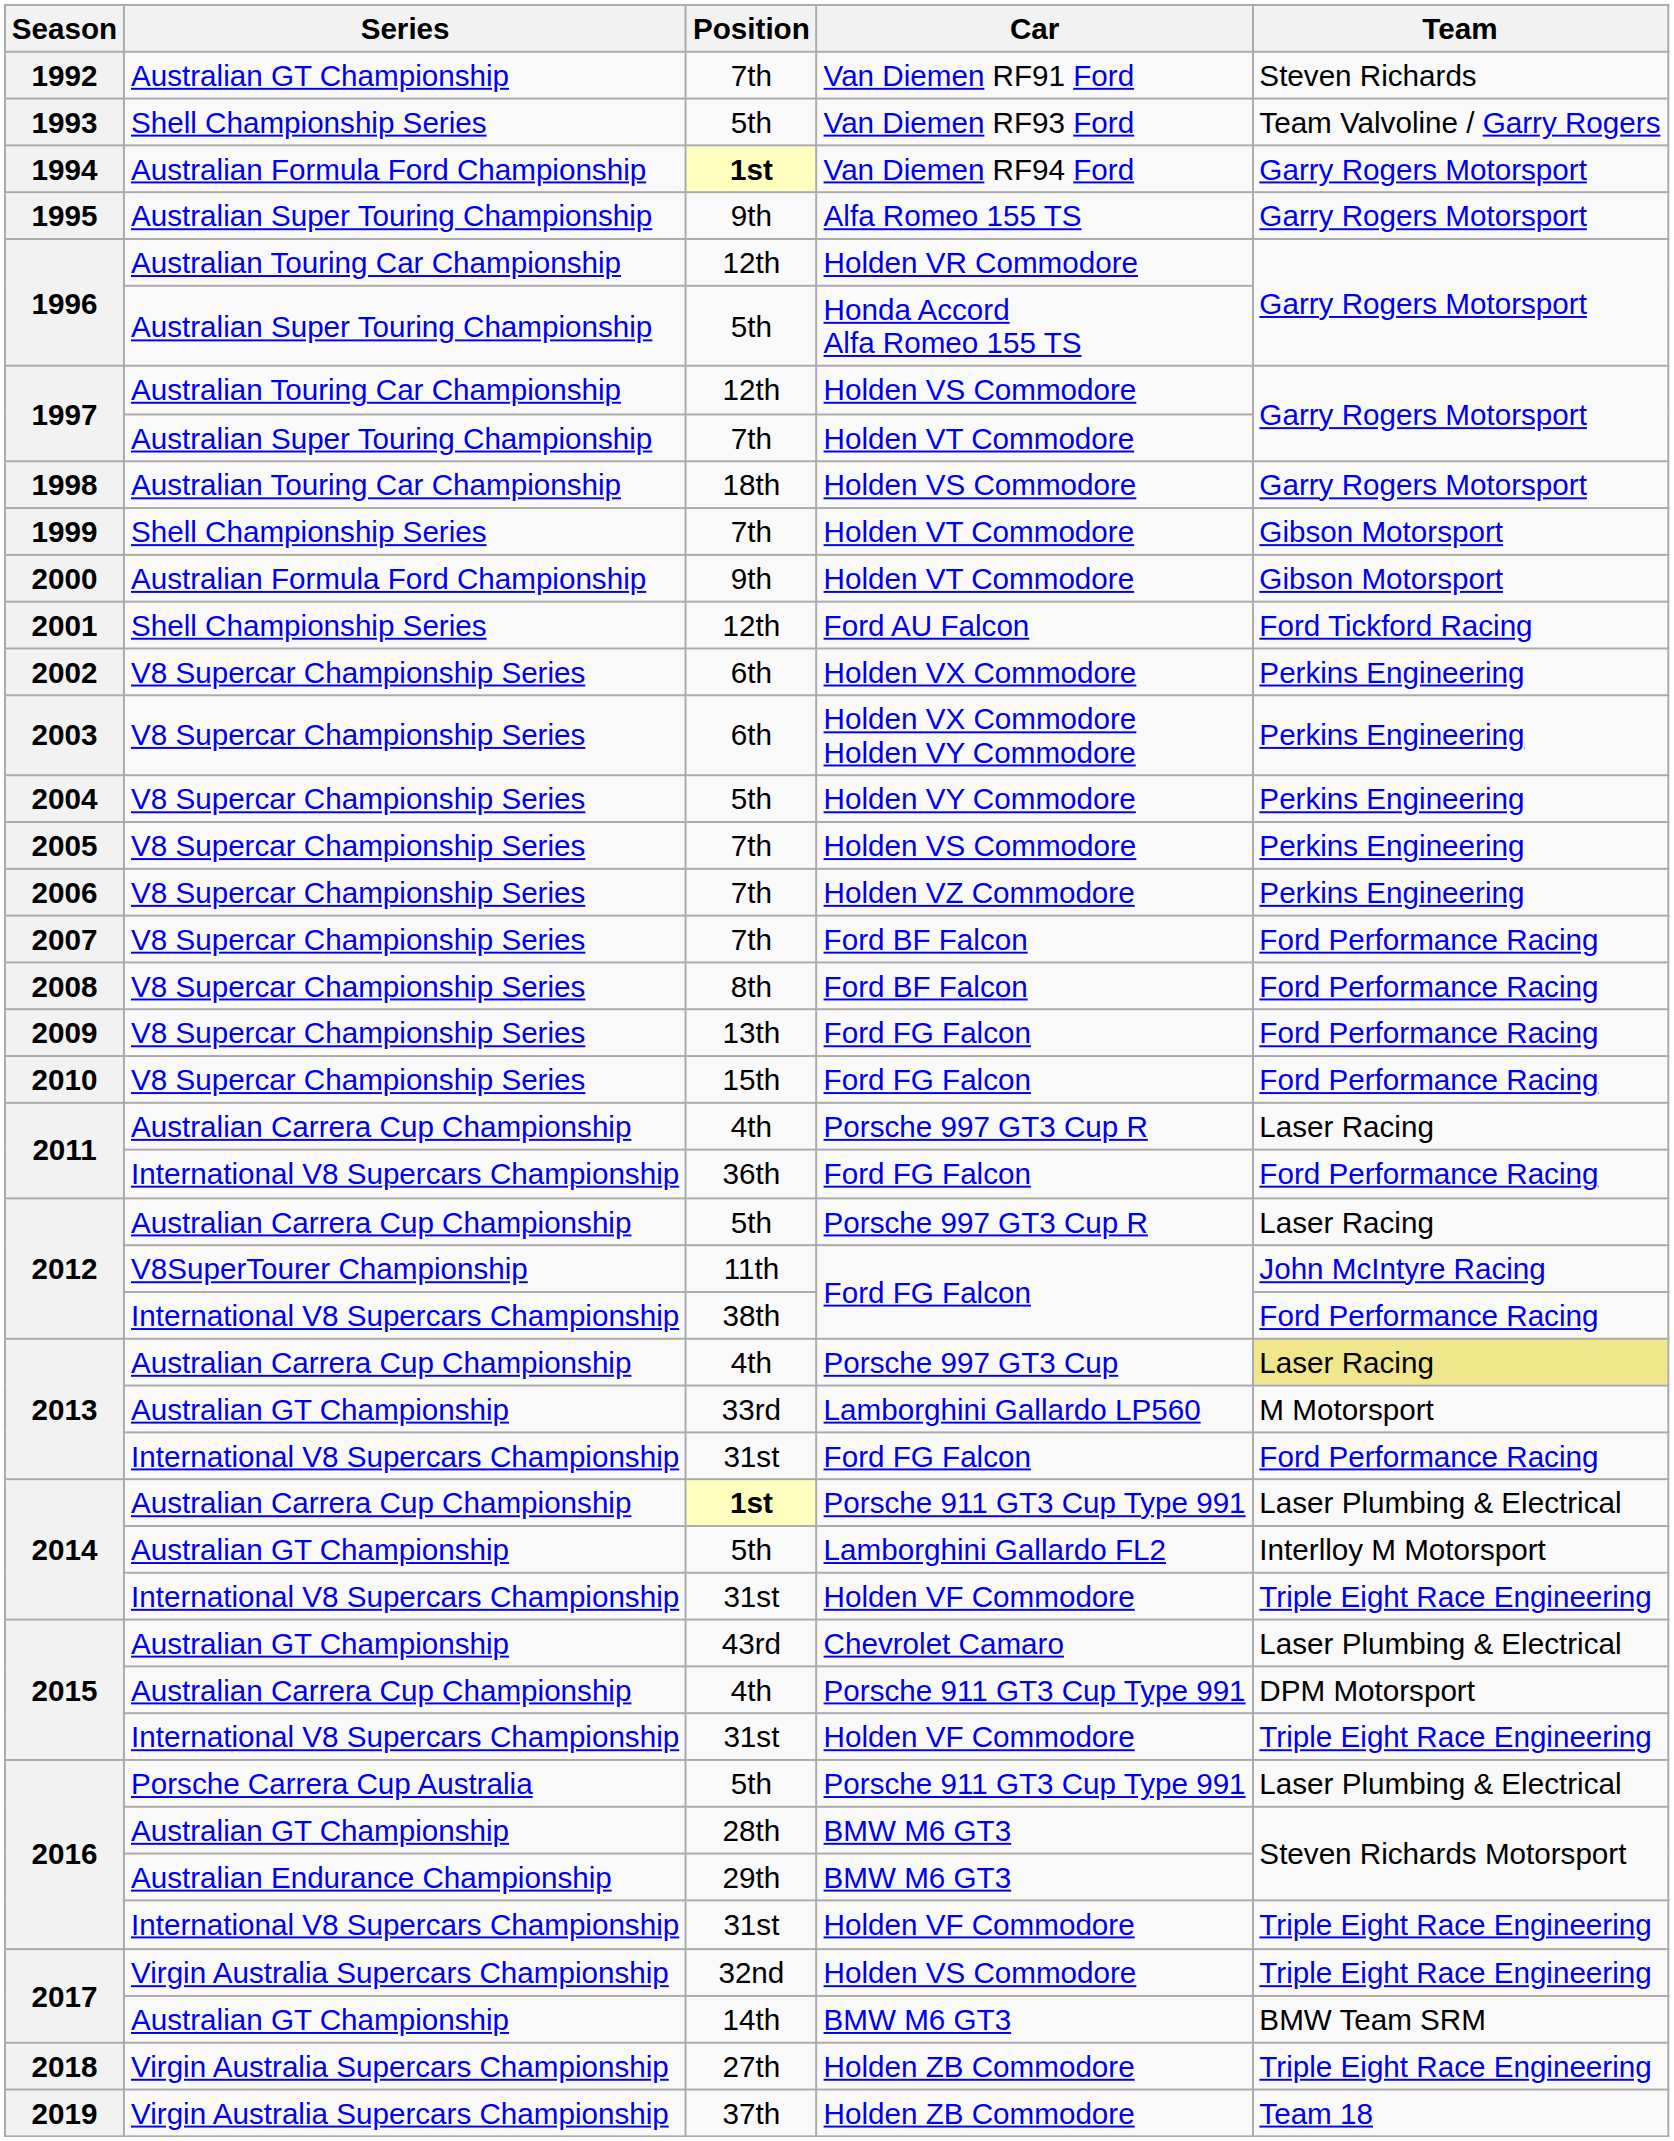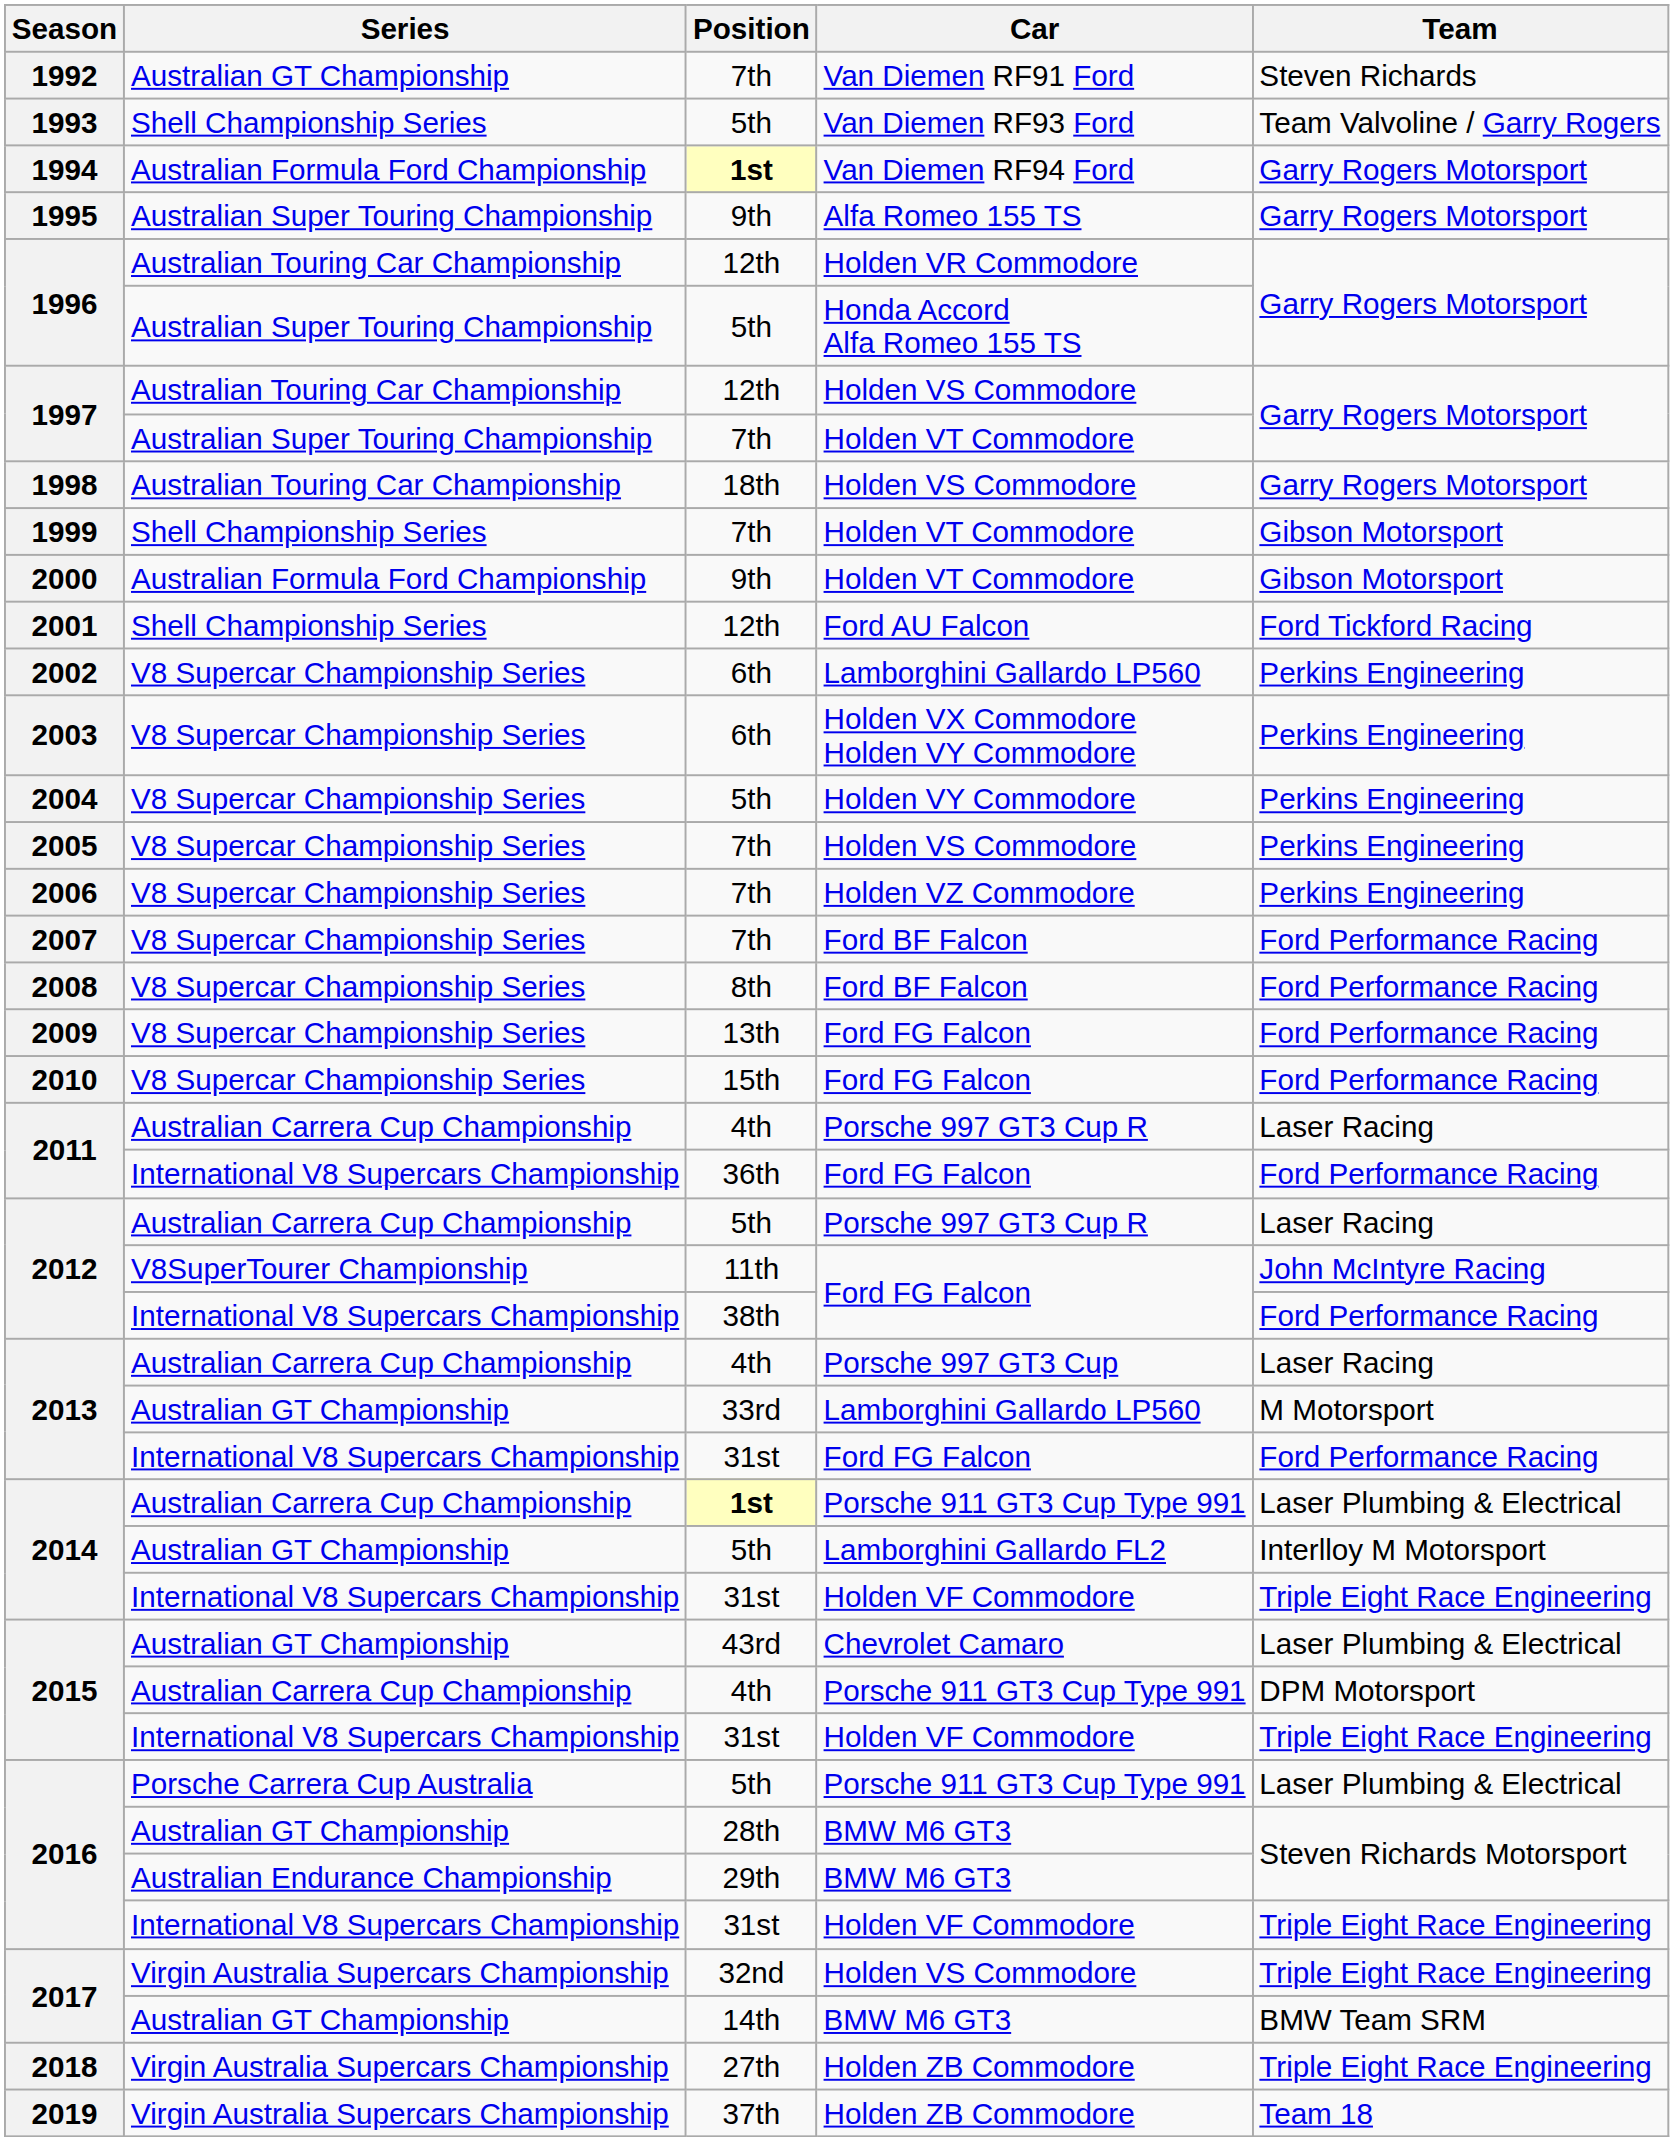(980, 672) Holden VX Commodore -> (1012, 672) Lamborghini Gallardo LP560
(1347, 1362) khaki background -> (1347, 1362) no background
